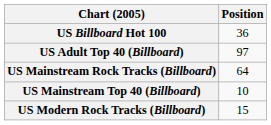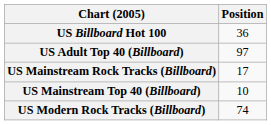(242, 71) 64 -> (242, 71) 17
(242, 110) 15 -> (242, 110) 74
